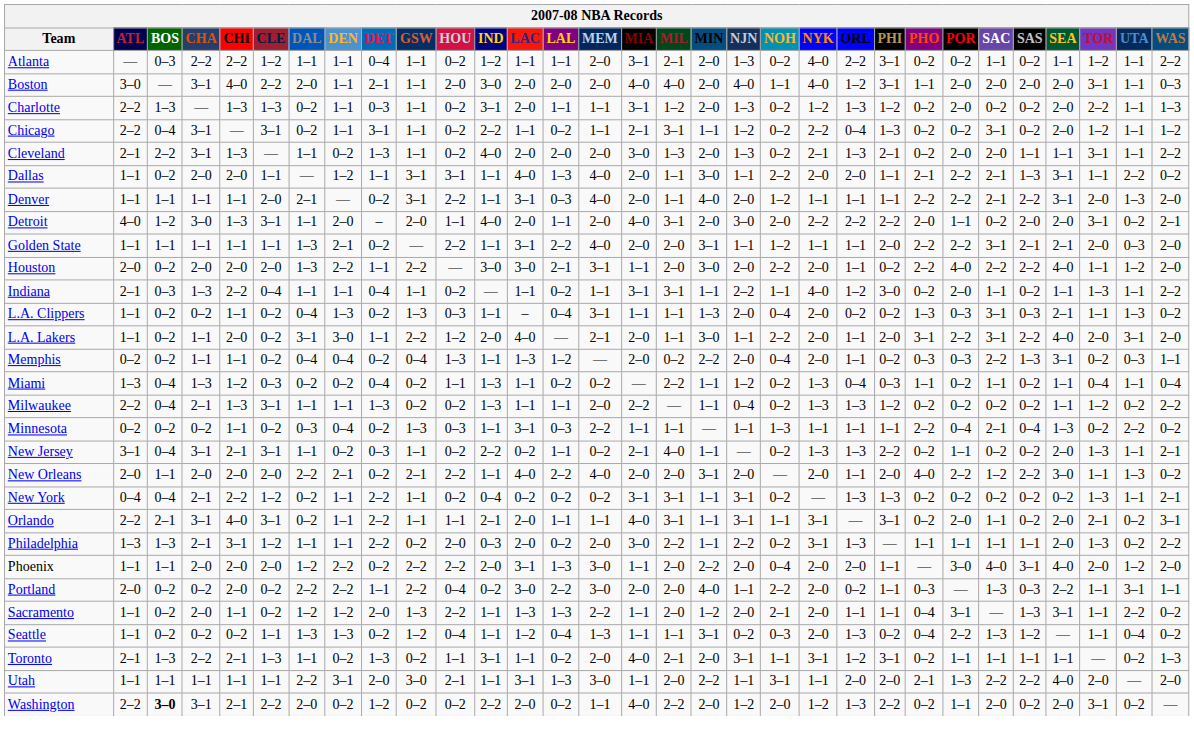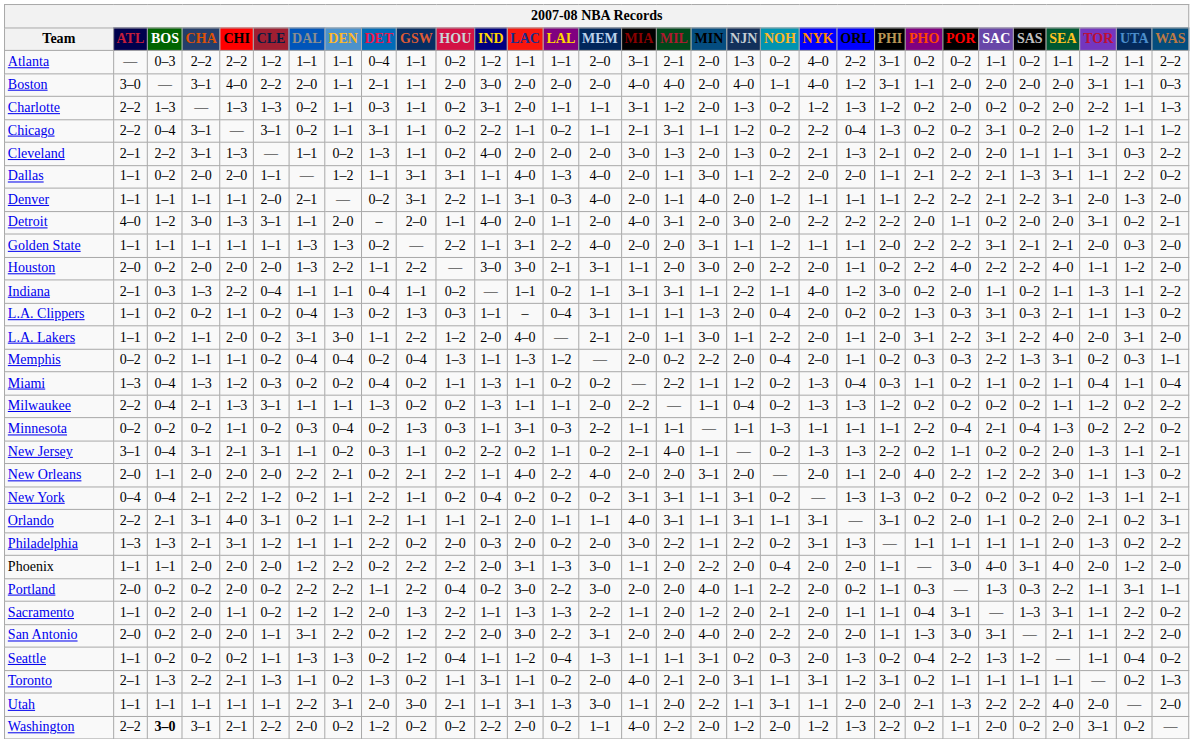(1134, 153) 1–1 -> (1134, 153) 0–3
(343, 245) 2–1 -> (343, 245) 1–3
+ row: (43, 635)
